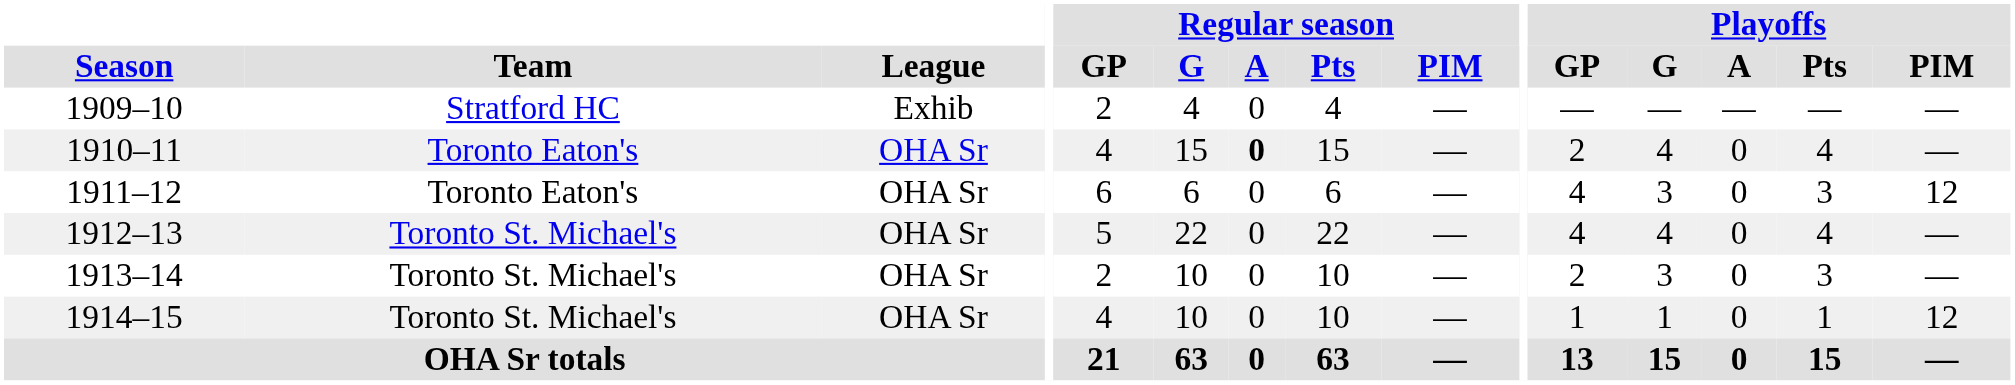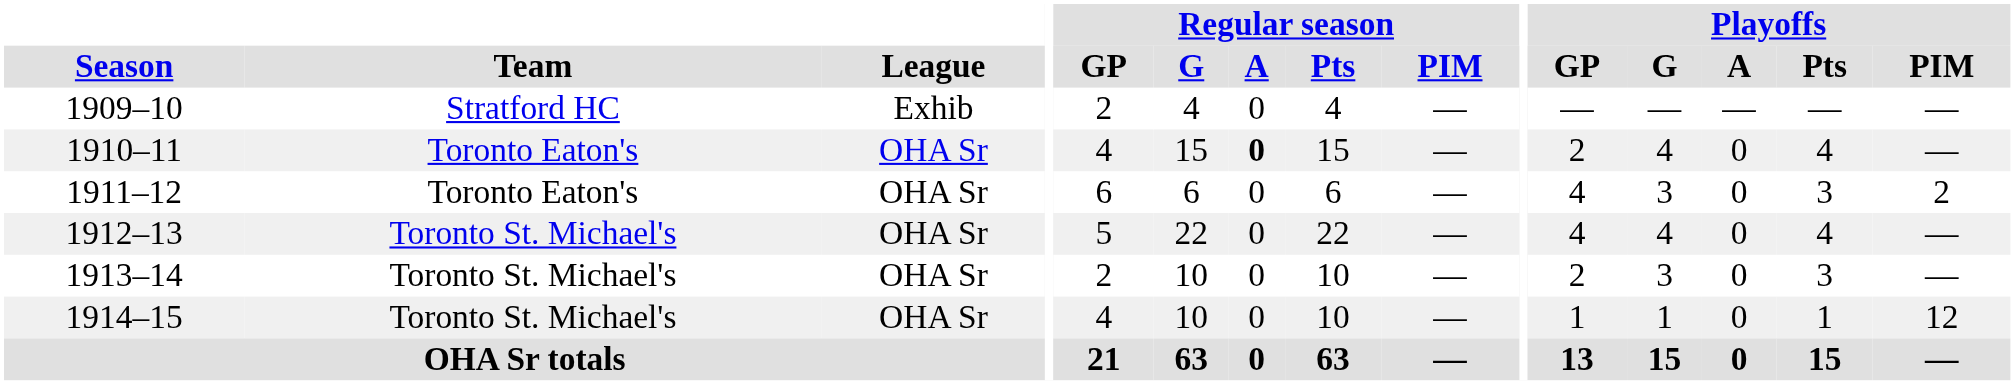(1942, 191) 12 -> (1942, 191) 2
